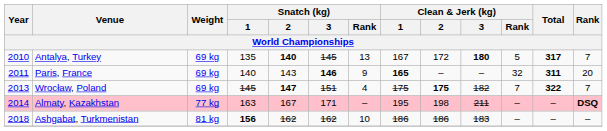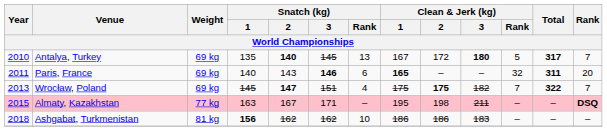(365, 73) 9 -> (365, 73) 6
(19, 103) 2014 -> (19, 103) 2015
